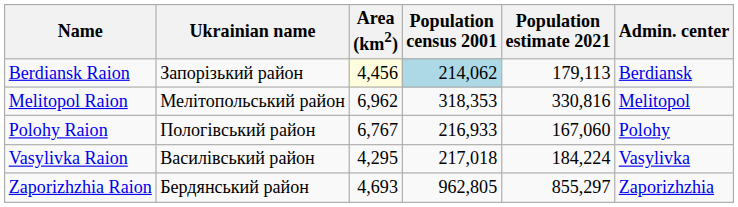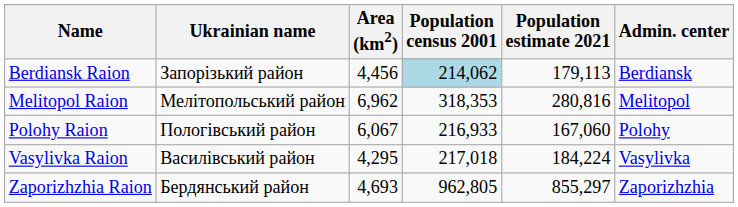(378, 72) lightyellow background -> (378, 72) no background
(581, 101) 330,816 -> (581, 101) 280,816
(378, 130) 6,767 -> (378, 130) 6,067
